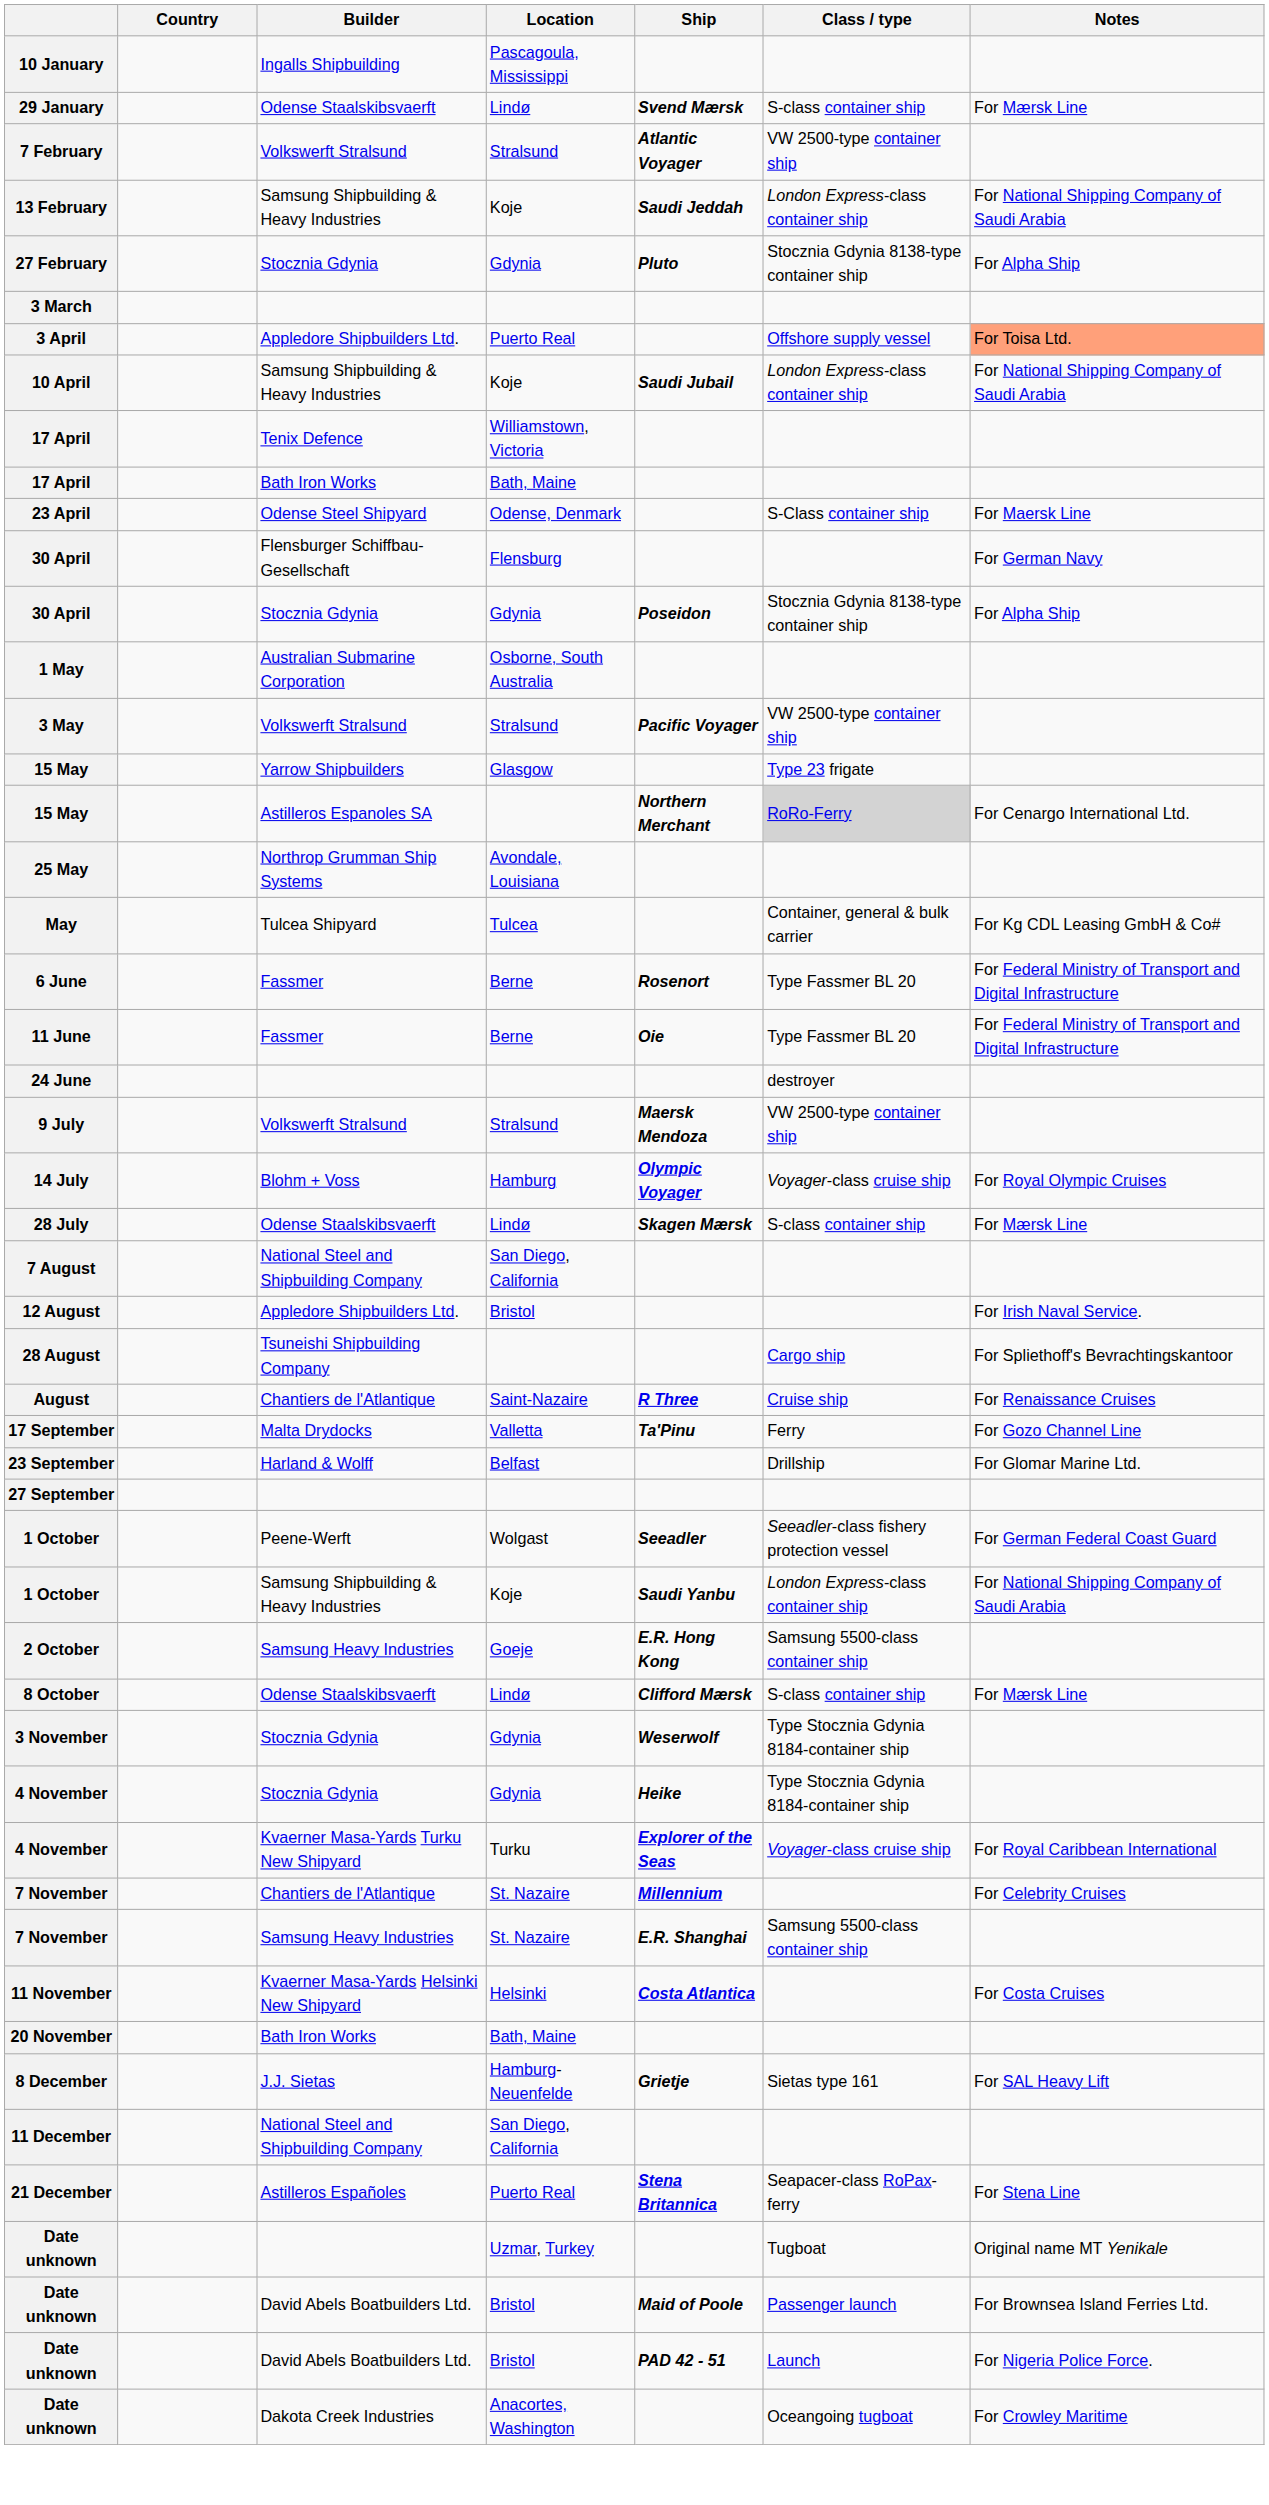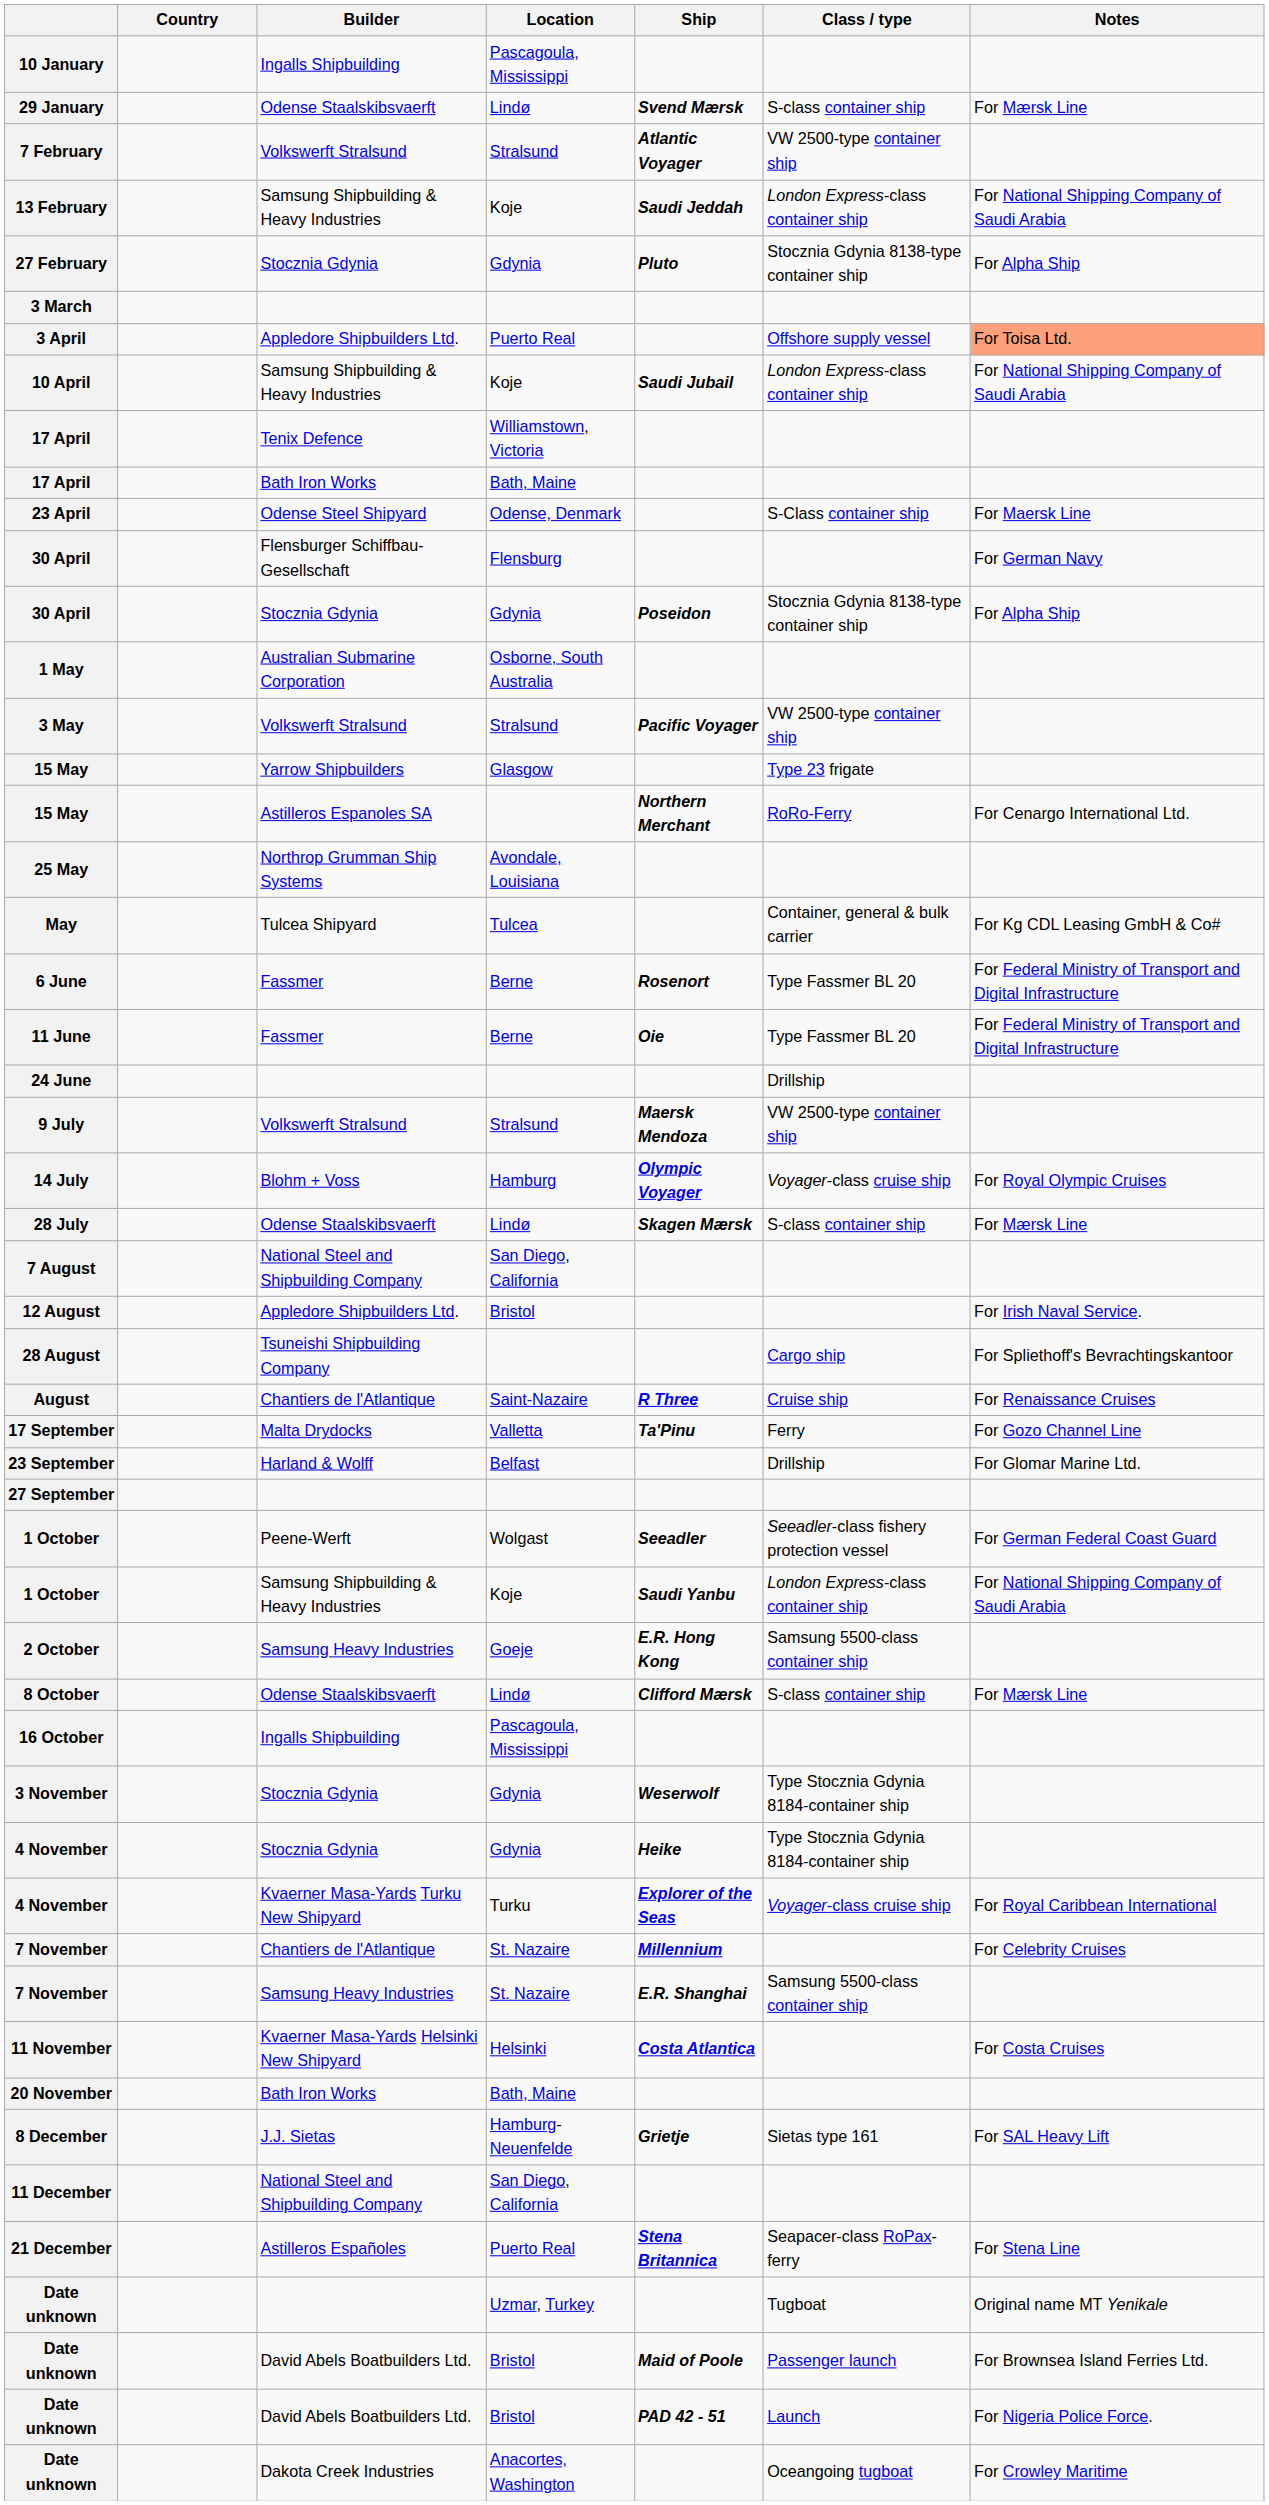(809, 813) lightgrey background -> (809, 813) no background
(801, 1081) destroyer -> (796, 1081) Drillship
+ row: (61, 1738)
